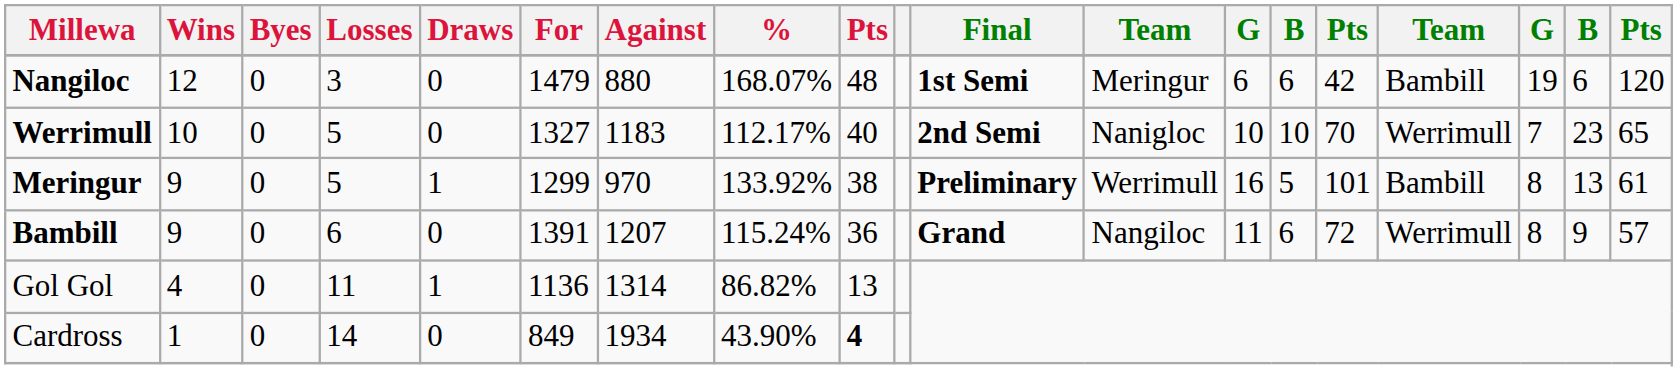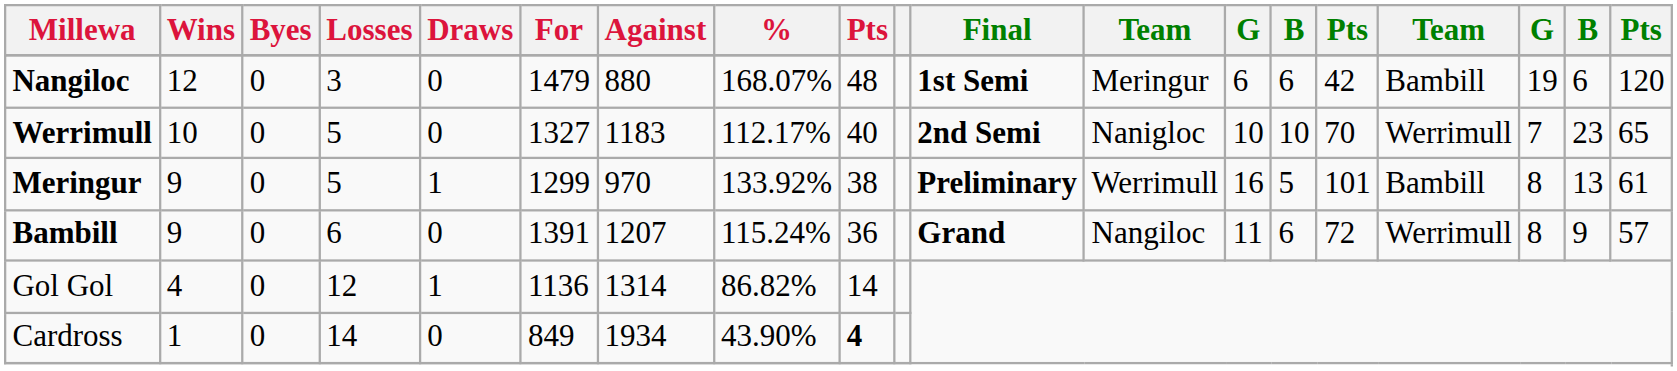(341, 285) 11 -> (342, 285) 12
(862, 285) 13 -> (862, 285) 14
